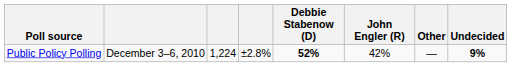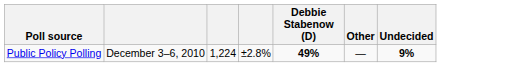- column: (380, 30)
(309, 53) 52% -> (309, 53) 49%
